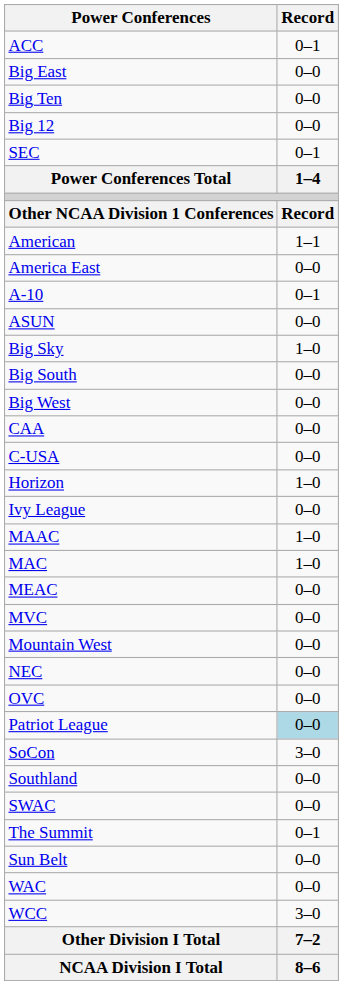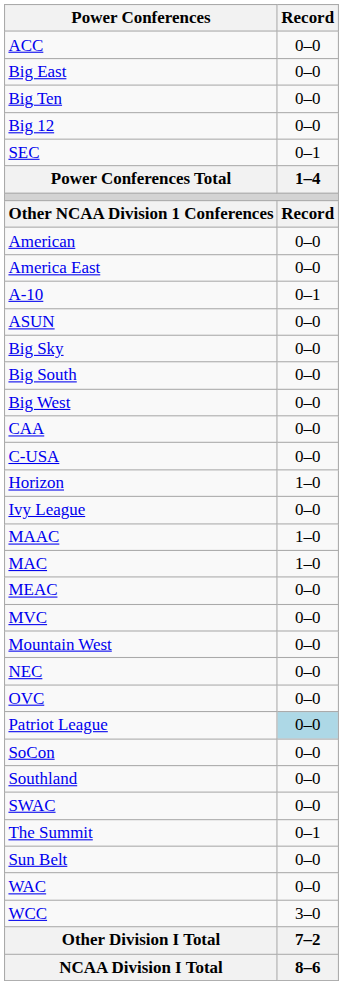(308, 44) 0–1 -> (308, 44) 0–0
(308, 240) 1–1 -> (308, 240) 0–0
(308, 348) 1–0 -> (308, 348) 0–0
(308, 751) 3–0 -> (308, 751) 0–0
